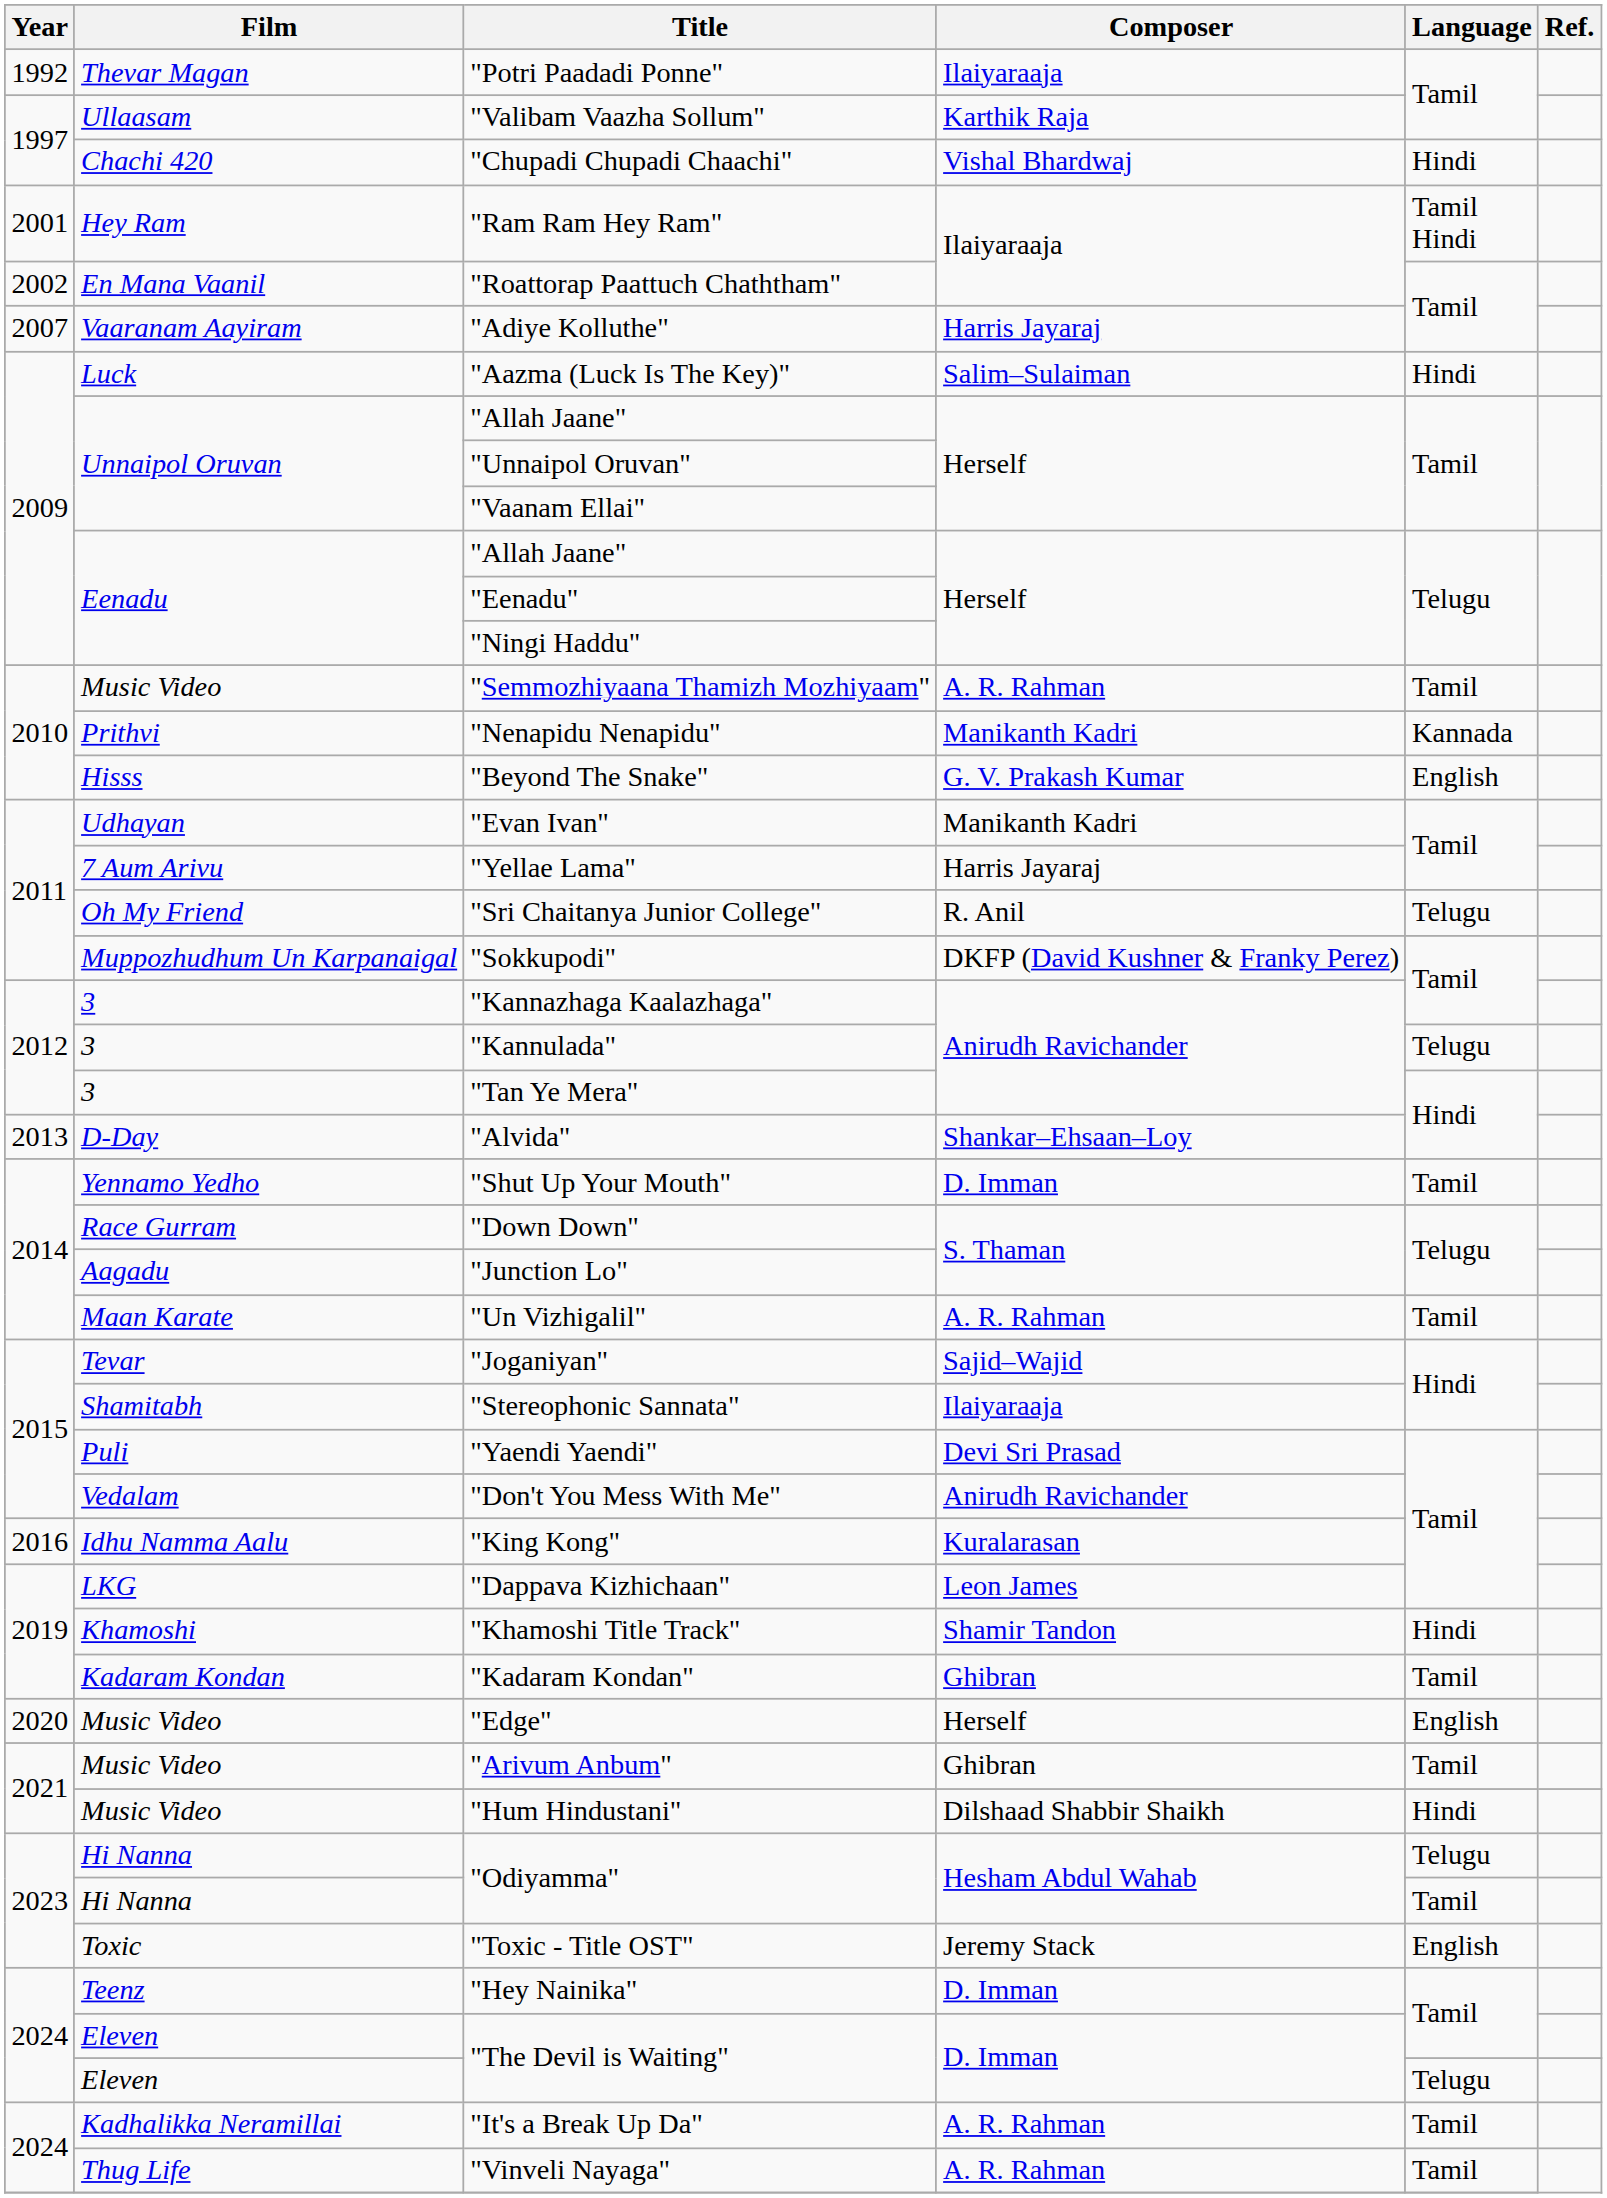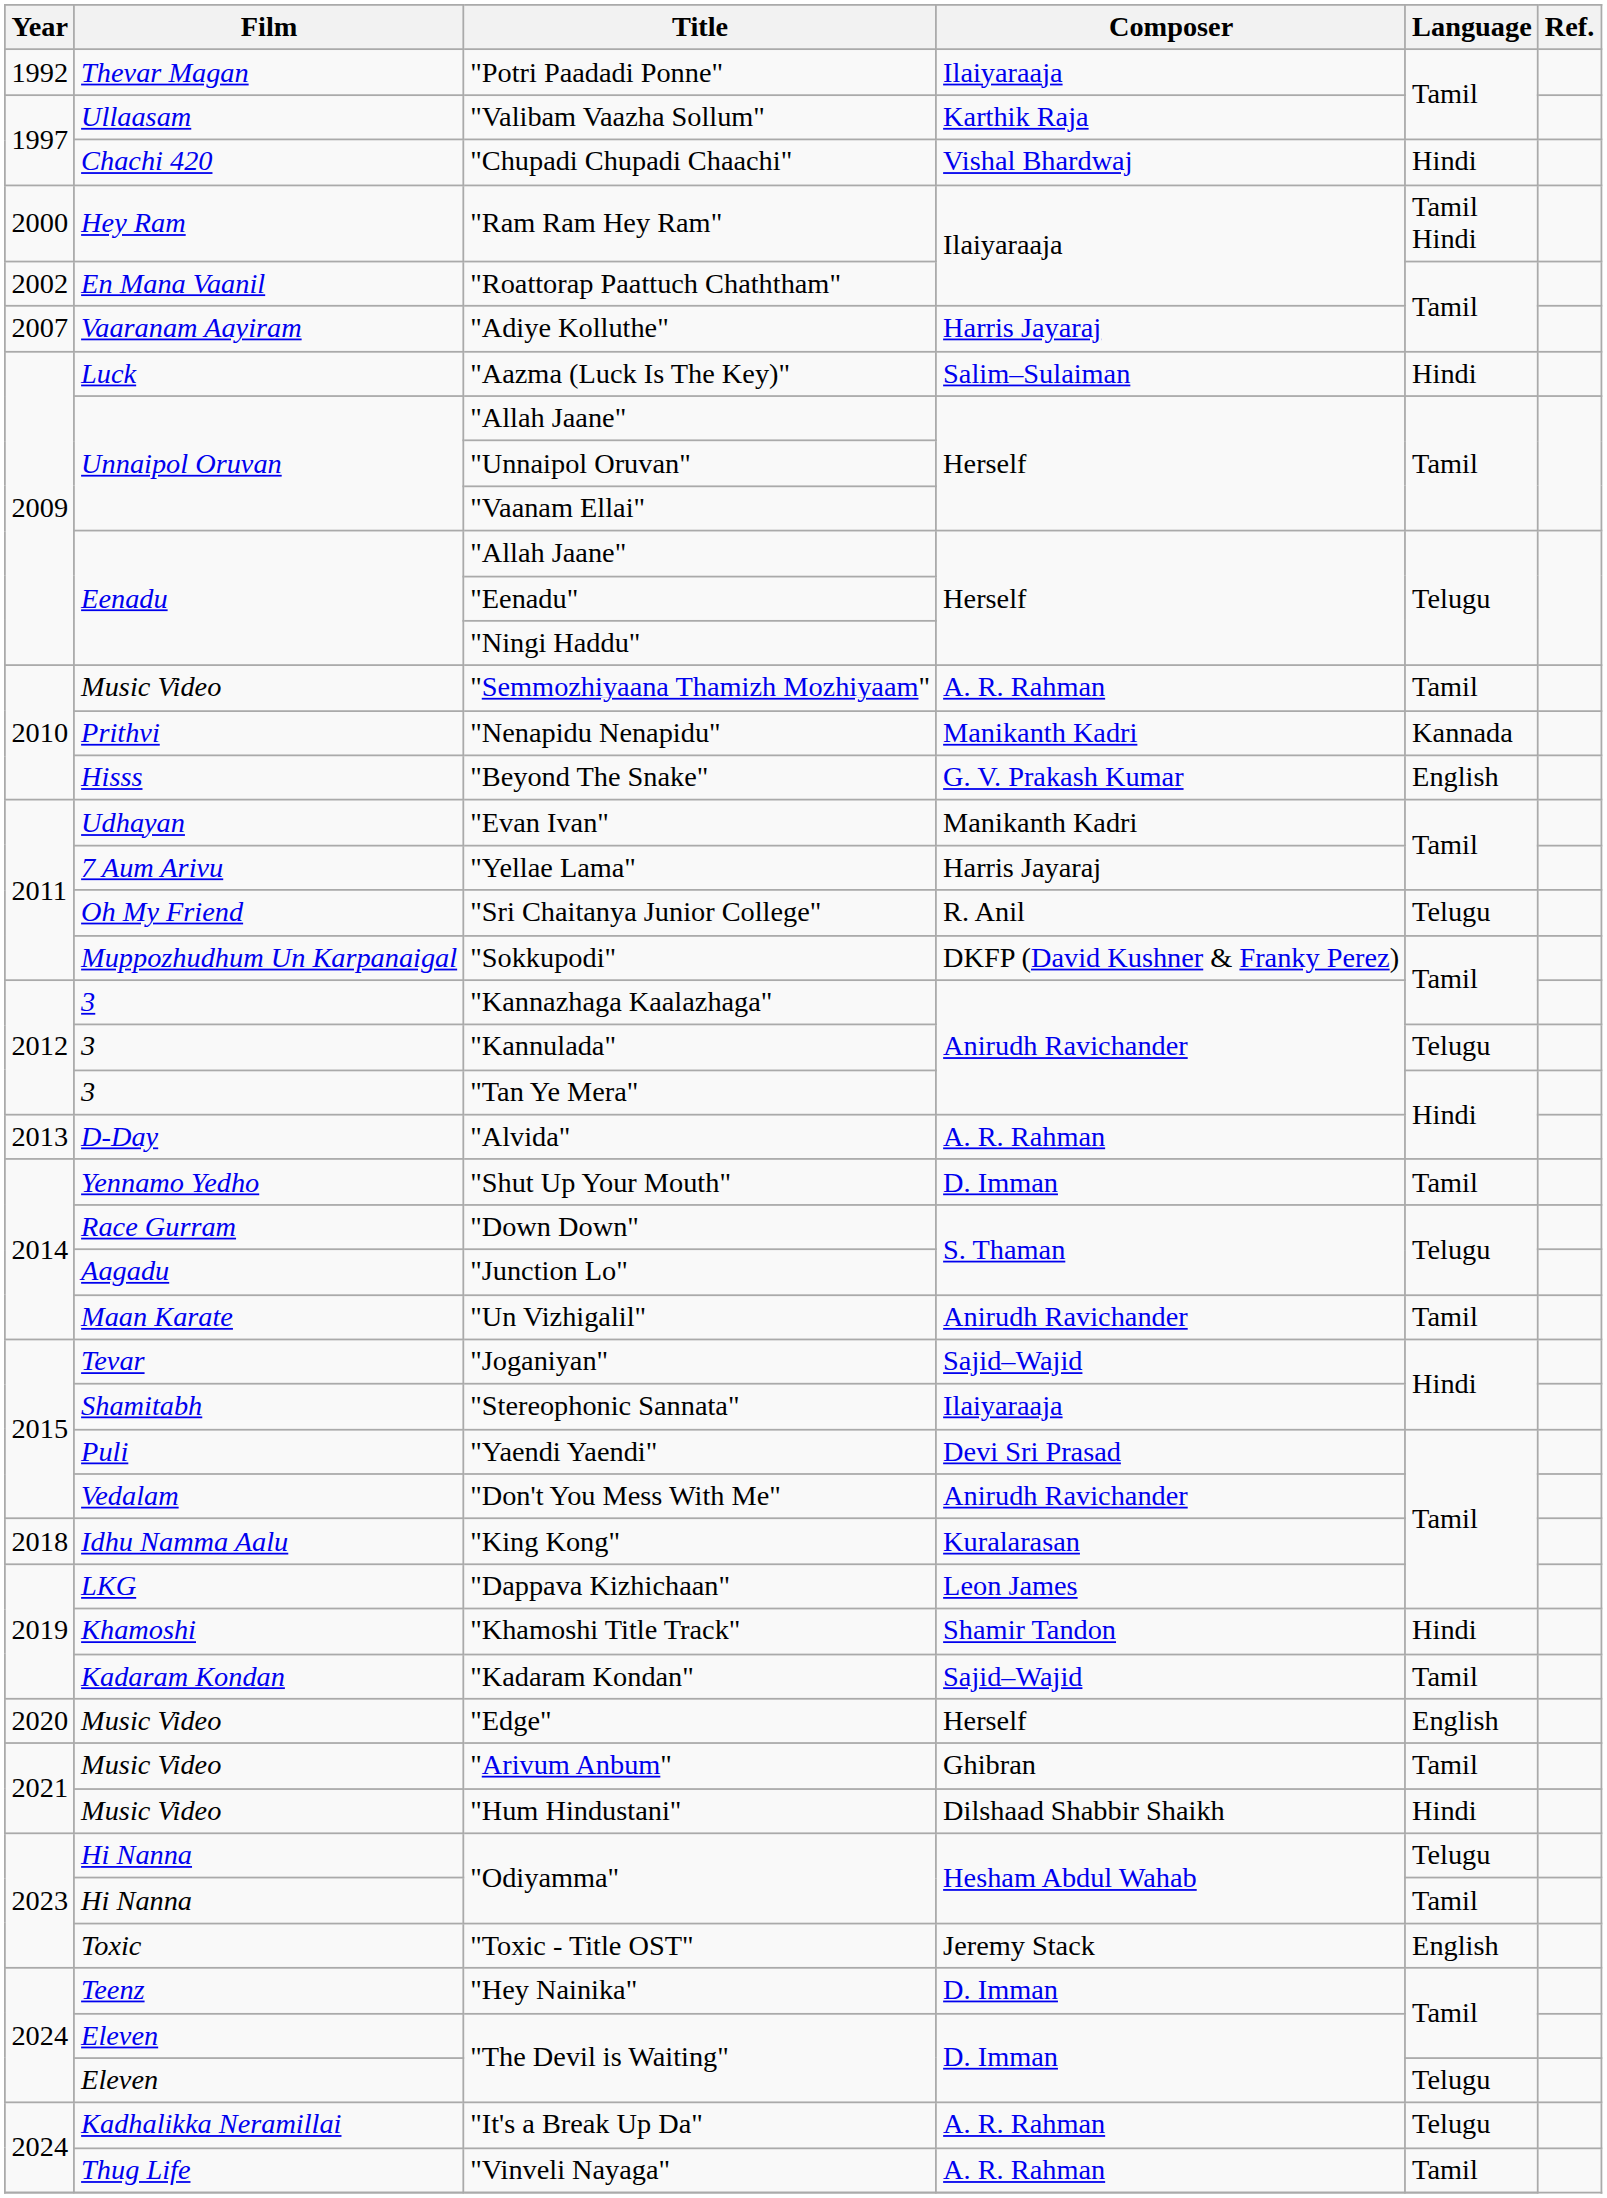(40, 222) 2001 -> (40, 222) 2000
(1067, 1136) Shankar–Ehsaan–Loy -> (1024, 1136) A. R. Rahman
(1024, 1316) A. R. Rahman -> (1065, 1316) Anirudh Ravichander
(40, 1540) 2016 -> (40, 1540) 2018
(990, 1675) Ghibran -> (1013, 1675) Sajid–Wajid
(1445, 2124) Tamil -> (1451, 2124) Telugu
